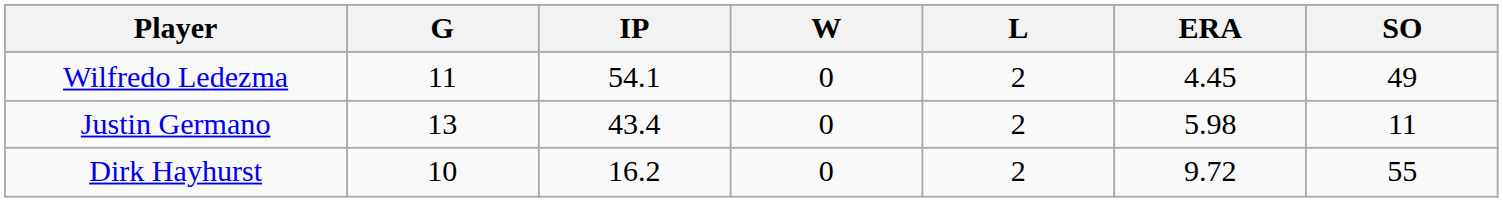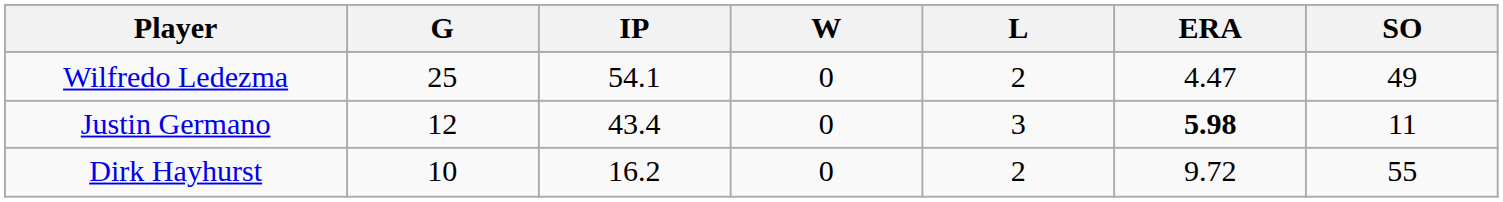(442, 76) 11 -> (442, 76) 25
(1210, 76) 4.45 -> (1210, 76) 4.47
(442, 123) 13 -> (442, 123) 12
(1018, 123) 2 -> (1018, 123) 3
(1210, 123) normal -> (1210, 123) bold
